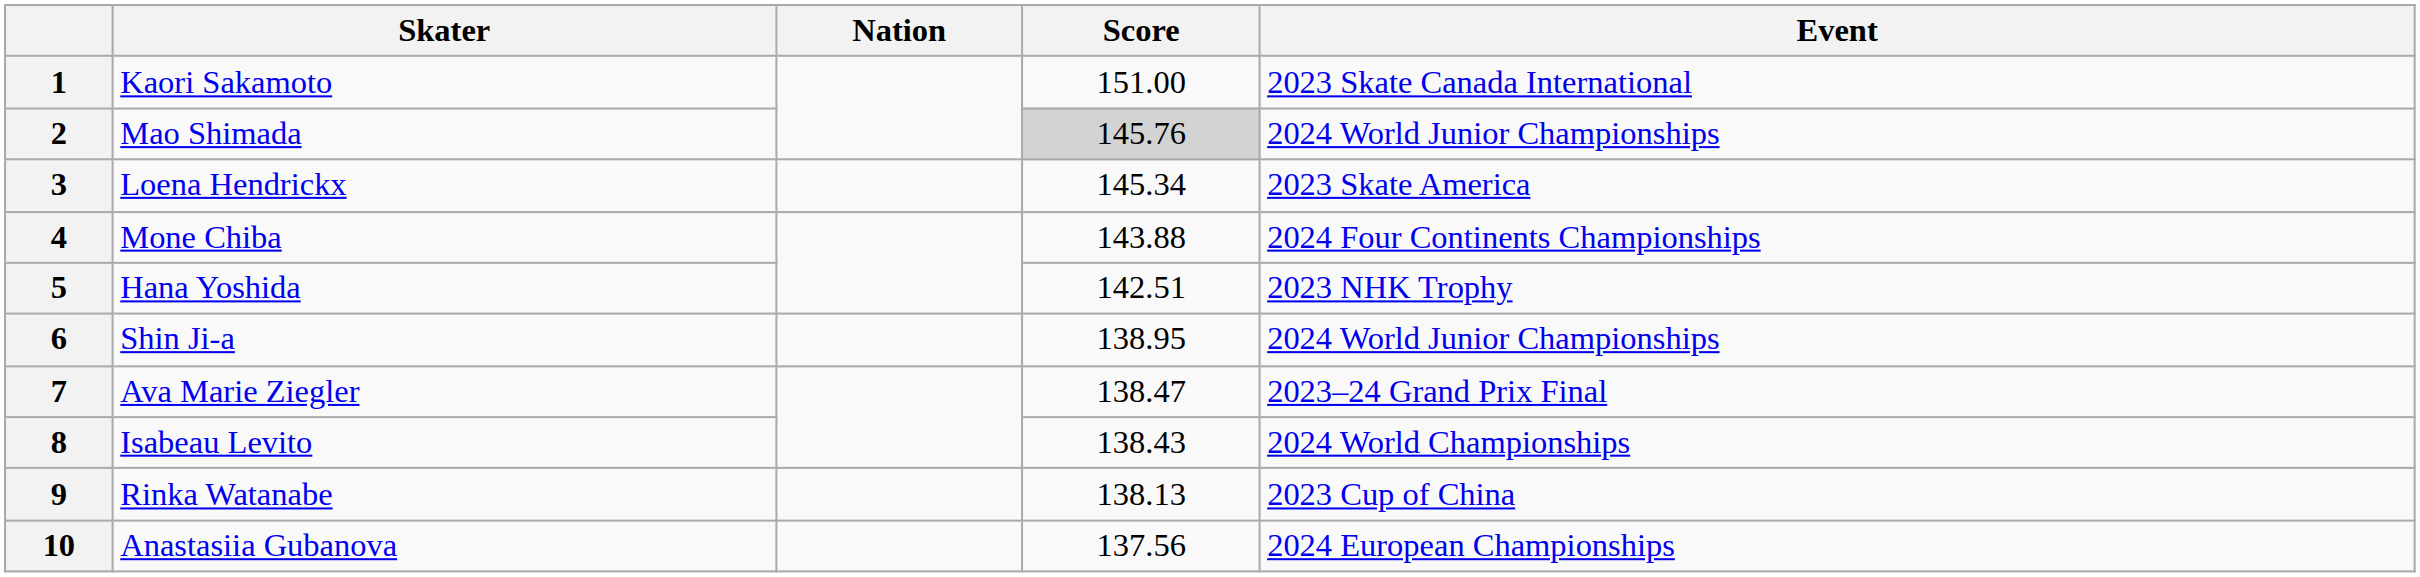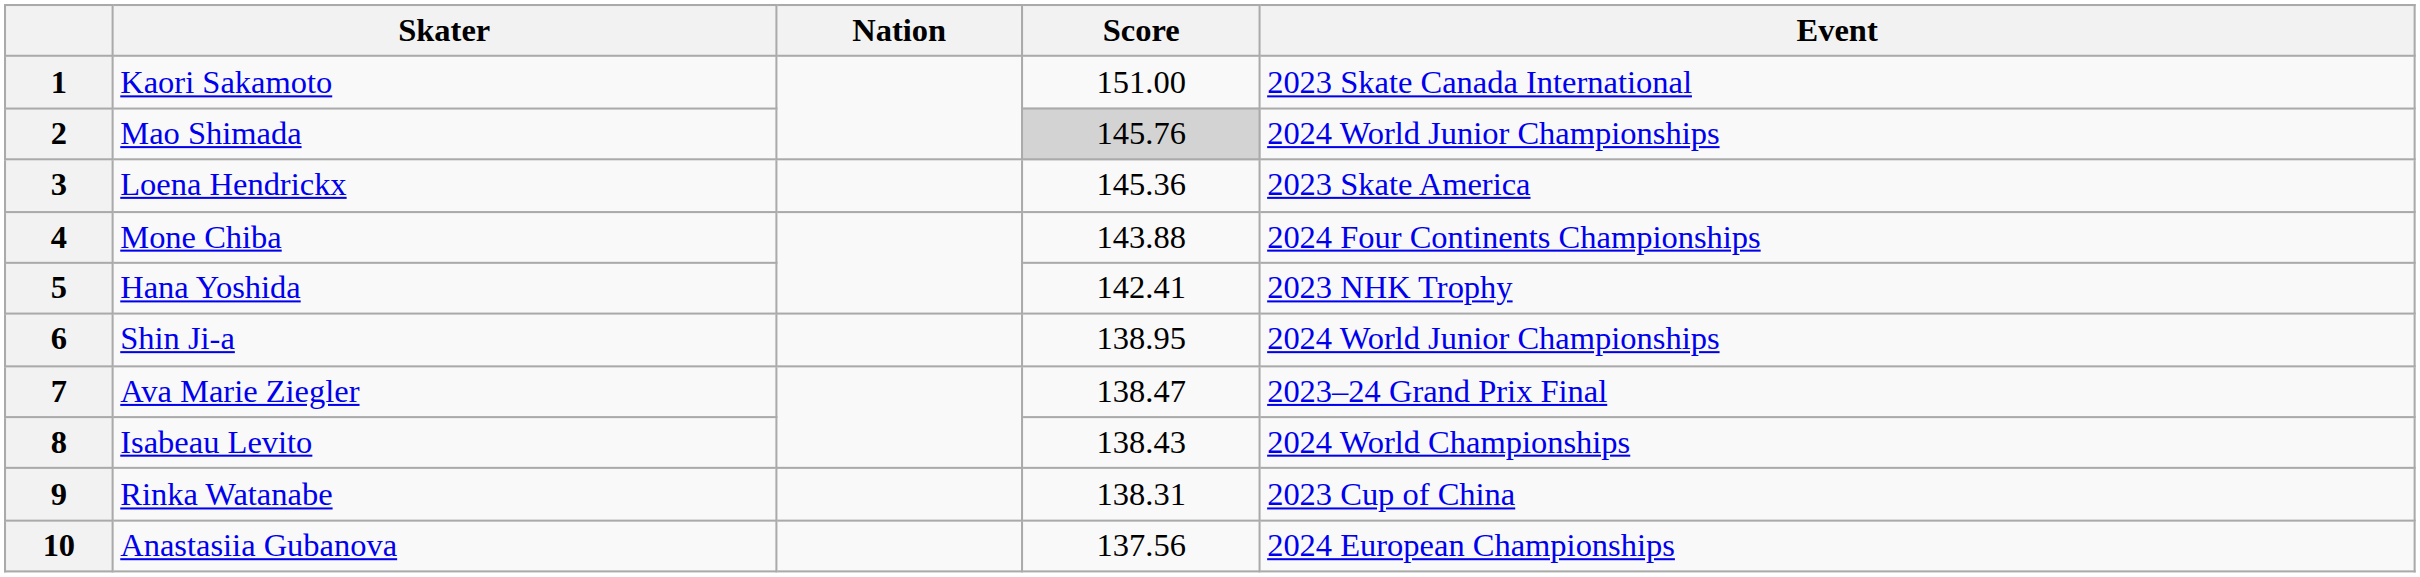(1141, 184) 145.34 -> (1141, 184) 145.36
(1141, 287) 142.51 -> (1141, 287) 142.41
(1141, 493) 138.13 -> (1141, 493) 138.31
